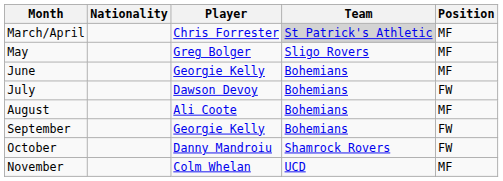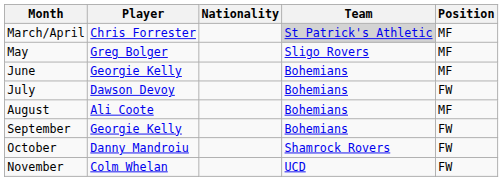columns swapped: (129, 14) <-> (226, 14)
(445, 167) MF -> (445, 167) FW
